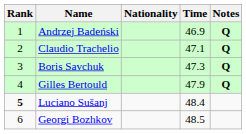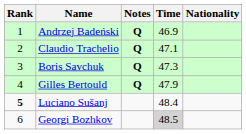columns swapped: (151, 13) <-> (226, 13)
(195, 119) no background -> (168, 119) lightgrey background
